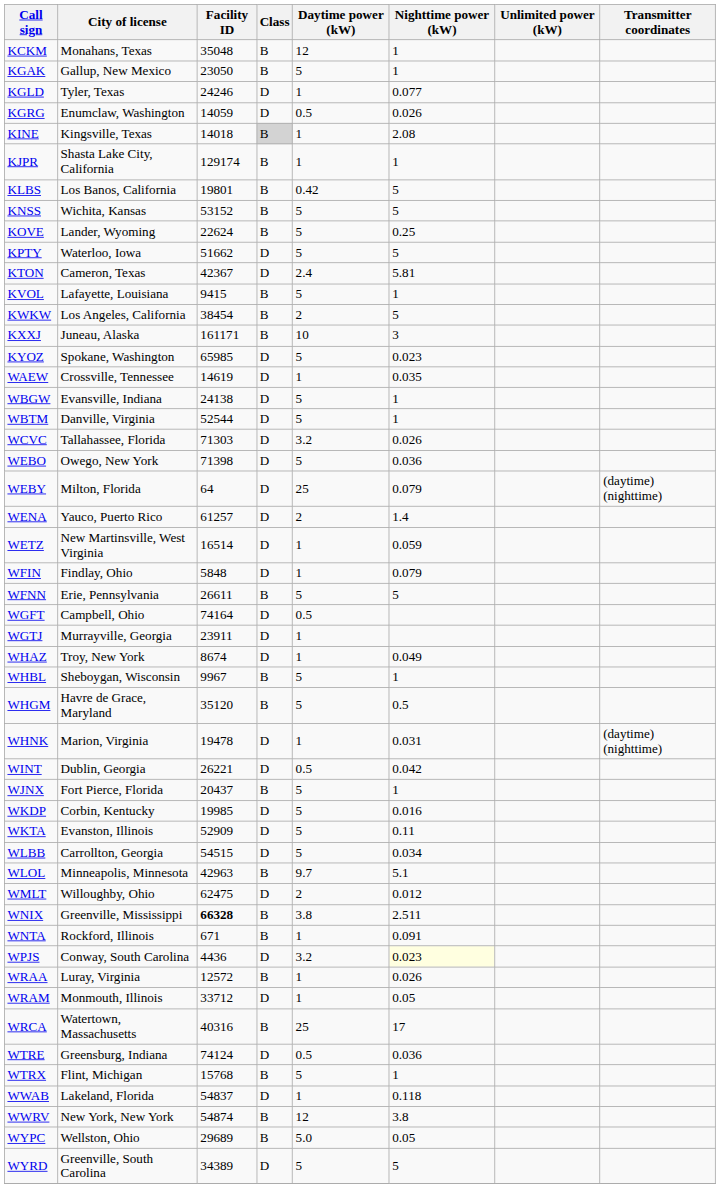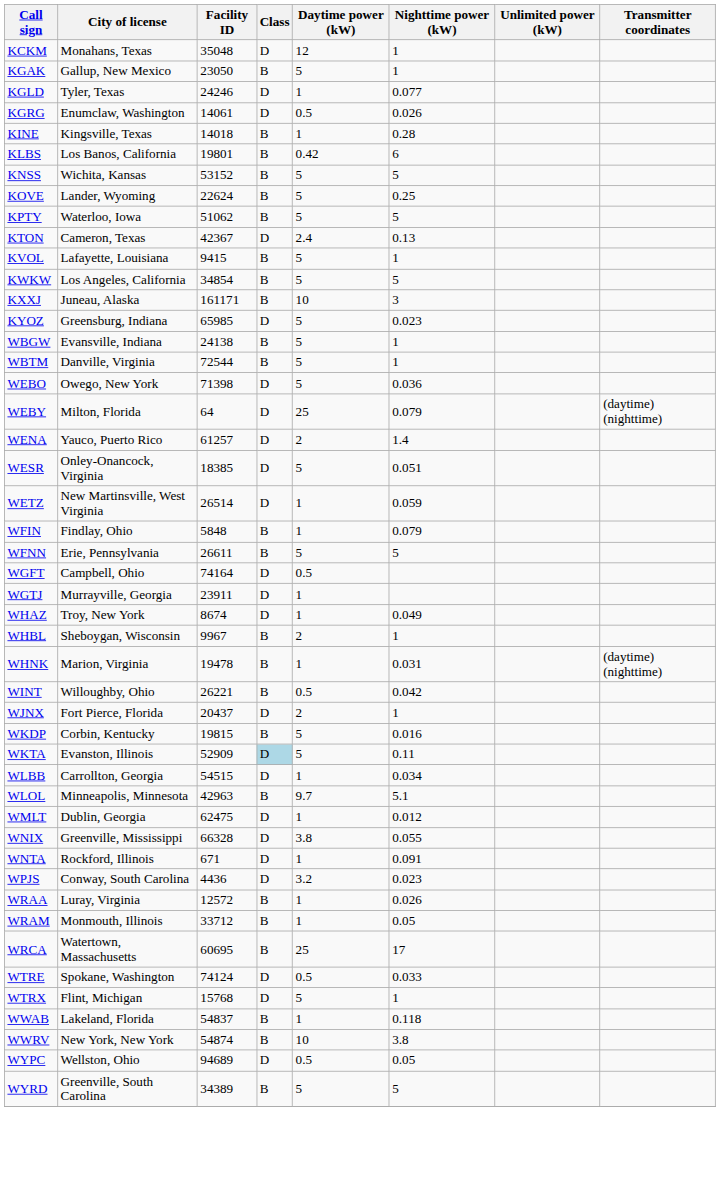(264, 50) B -> (264, 50) D
(217, 112) 14059 -> (217, 112) 14061
(264, 133) lightgrey background -> (264, 133) no background
(404, 133) 2.08 -> (404, 133) 0.28
- row: (23, 161)
(396, 190) 5 -> (396, 154) 6
(217, 252) 51662 -> (217, 216) 51062
(264, 252) D -> (264, 216) B
(404, 273) 5.81 -> (404, 237) 0.13
(217, 314) 38454 -> (217, 279) 34854
(299, 314) 2 -> (299, 279) 5
(117, 356) Spokane, Washington -> (114, 320) Greensburg, Indiana
- row: (28, 377)
(264, 398) D -> (264, 341) B
(217, 418) 52544 -> (217, 362) 72544
(264, 418) D -> (264, 362) B
- row: (27, 439)
+ row: (26, 467)
(217, 545) 16514 -> (217, 503) 26514
(264, 573) D -> (264, 531) B
(299, 677) 5 -> (299, 635) 2
- row: (29, 705)
(264, 741) D -> (264, 663) B
(103, 769) Dublin, Georgia -> (108, 692) Willoughby, Ohio
(264, 769) D -> (264, 692) B
(264, 790) B -> (264, 712) D
(299, 790) 5 -> (299, 712) 2
(217, 810) 19985 -> (217, 733) 19815
(264, 810) D -> (264, 733) B
(264, 831) no background -> (264, 754) lightblue background
(299, 852) 5 -> (299, 775) 1
(108, 894) Willoughby, Ohio -> (103, 816) Dublin, Georgia
(299, 894) 2 -> (299, 816) 1
(217, 914) bold -> (217, 837) normal
(264, 914) B -> (264, 837) D
(407, 914) 2.511 -> (407, 837) 0.055
(264, 935) B -> (264, 858) D
(407, 956) lightyellow background -> (407, 879) no background
(264, 998) D -> (264, 921) B
(217, 1026) 40316 -> (217, 949) 60695
(114, 1054) Greensburg, Indiana -> (117, 977) Spokane, Washington
(407, 1054) 0.036 -> (407, 977) 0.033
(264, 1075) B -> (264, 998) D
(264, 1096) D -> (264, 1018) B
(302, 1116) 12 -> (302, 1039) 10
(217, 1137) 29689 -> (217, 1060) 94689
(264, 1137) B -> (264, 1060) D
(304, 1137) 5.0 -> (304, 1060) 0.5
(264, 1165) D -> (264, 1088) B
